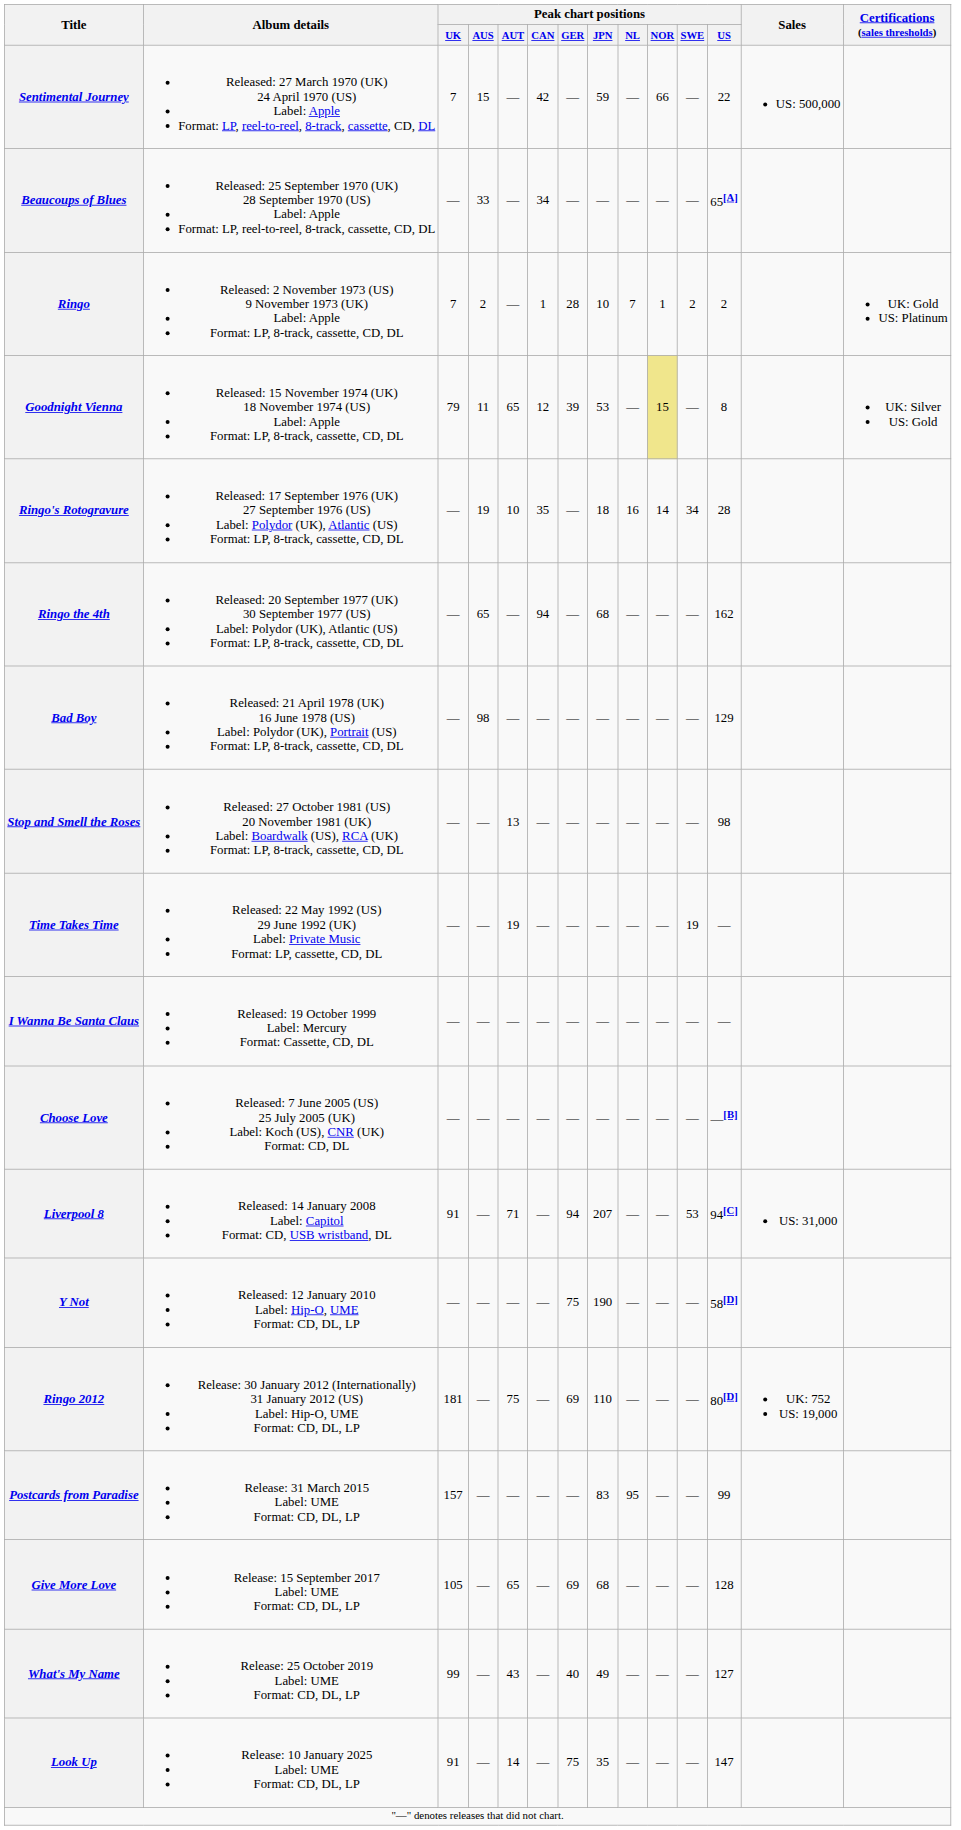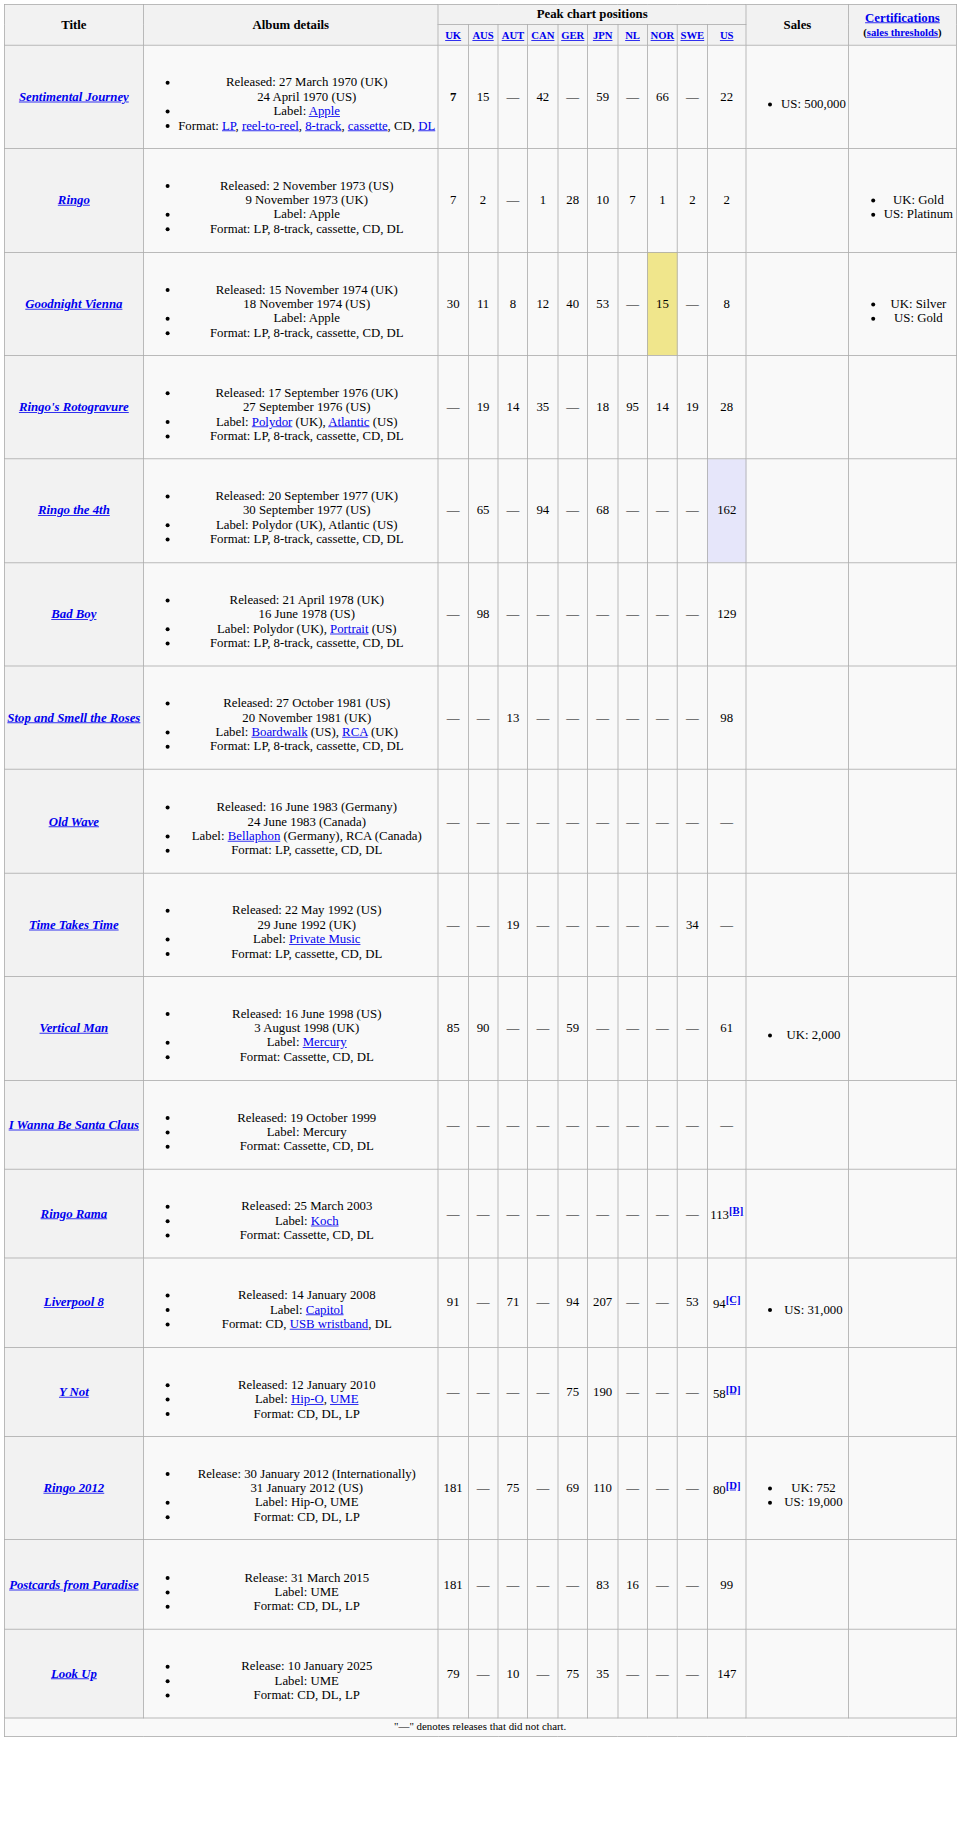(453, 96) normal -> (453, 96) bold
- row: (74, 200)
(453, 407) 79 -> (453, 303) 30
(513, 407) 65 -> (513, 303) 8
(573, 407) 39 -> (573, 303) 40
(513, 510) 10 -> (513, 407) 14
(633, 510) 16 -> (633, 407) 95
(692, 510) 34 -> (692, 407) 19
(724, 614) no background -> (727, 510) lavender background
+ row: (74, 821)
(692, 924) 19 -> (692, 924) 34
+ row: (74, 1028)
+ row: (74, 1213)
- row: (74, 1117)
(453, 1495) 157 -> (453, 1584) 181
(633, 1495) 95 -> (633, 1584) 16
- row: (74, 1584)
- row: (74, 1673)
(453, 1762) 91 -> (453, 1673) 79
(513, 1762) 14 -> (513, 1673) 10
